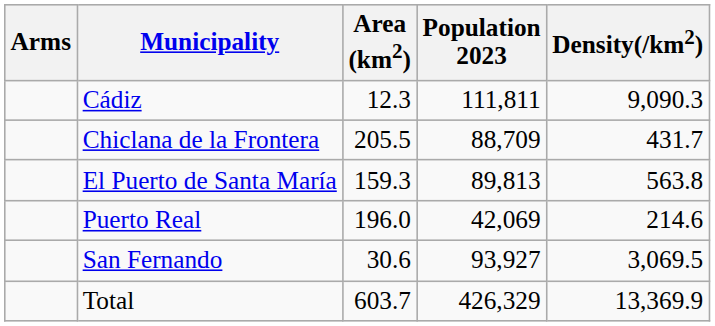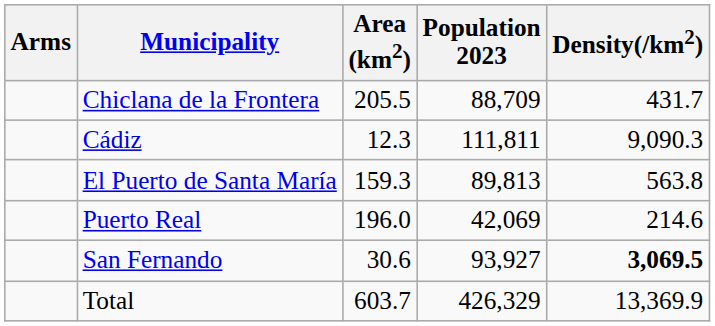rows swapped: (112, 99) <-> (201, 140)
(665, 260) normal -> (665, 260) bold
